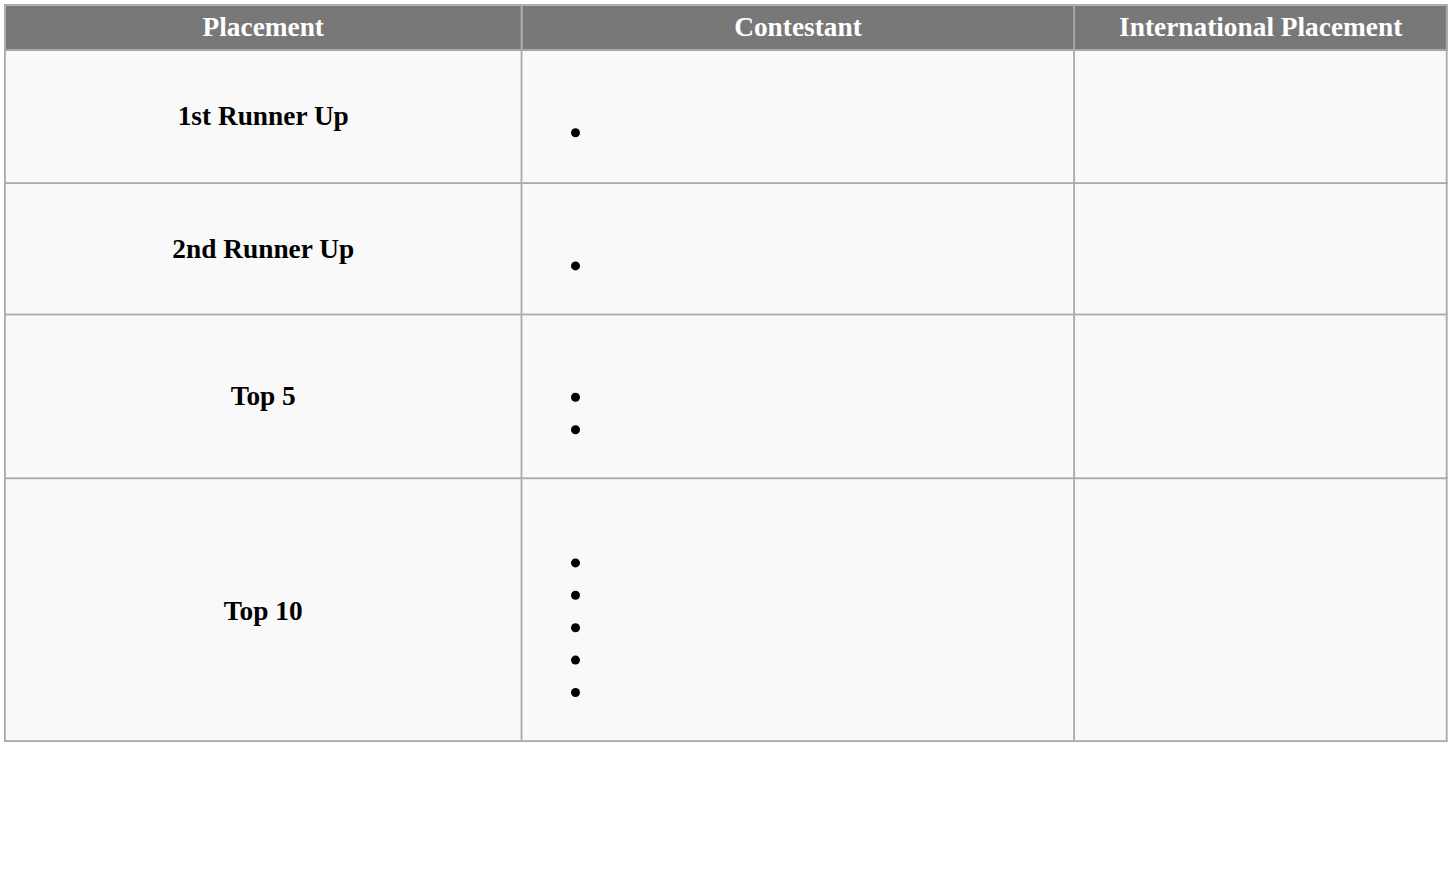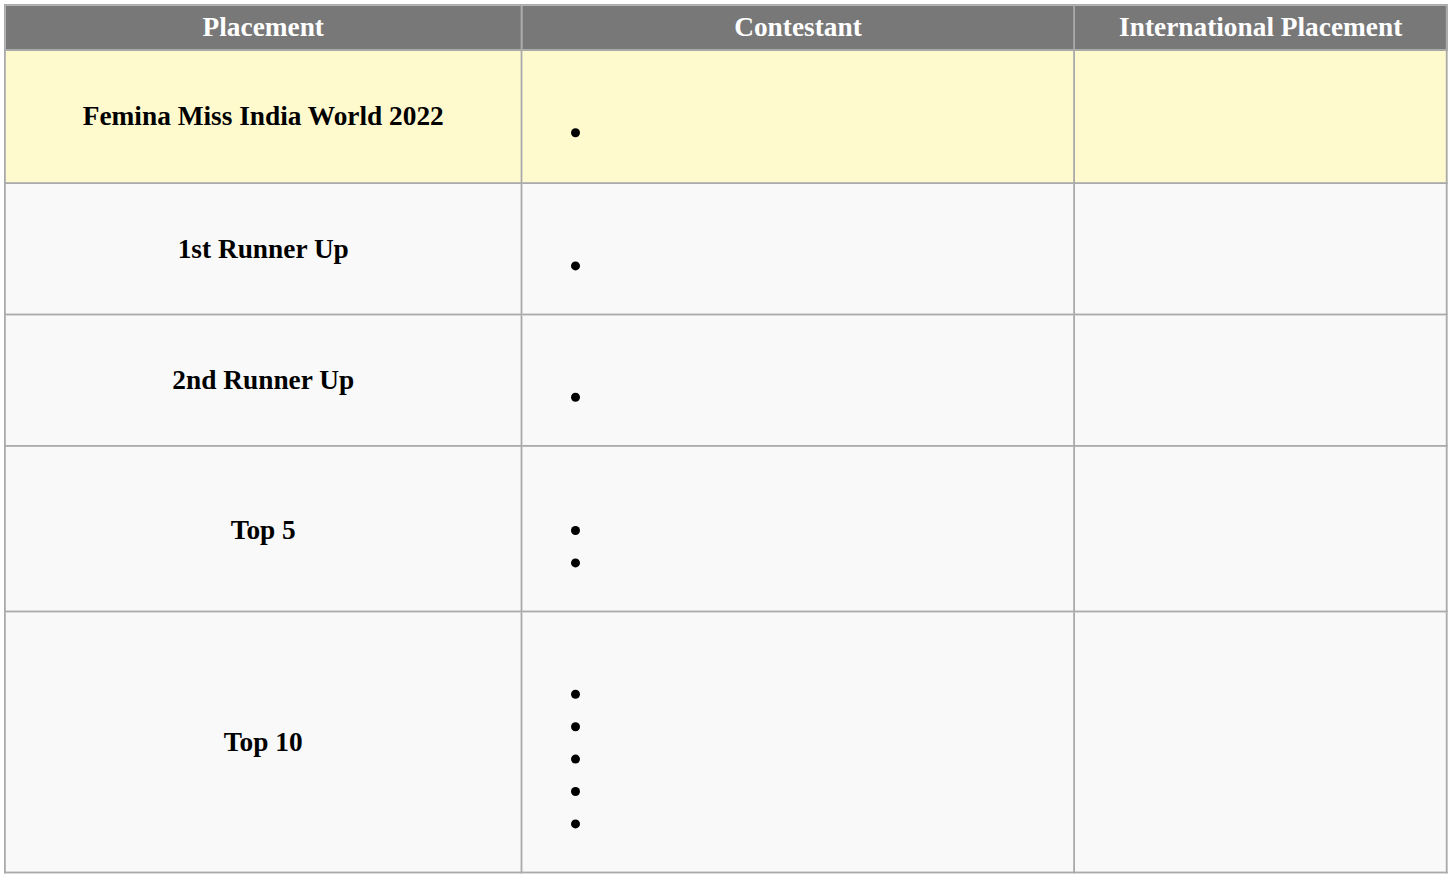+ row: (263, 115)
